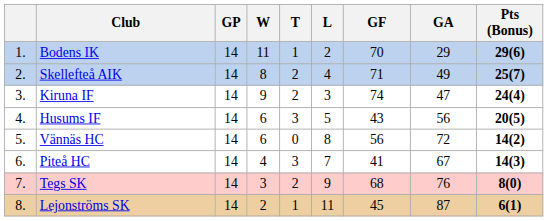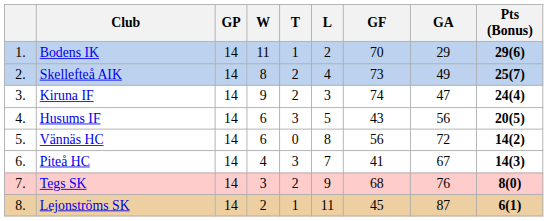(377, 74) 71 -> (377, 74) 73
